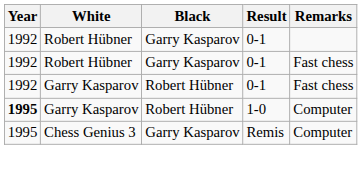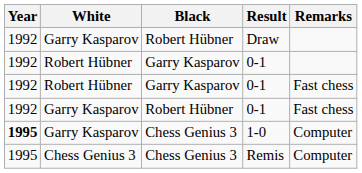+ row: (91, 39)
(189, 109) Robert Hübner -> (191, 132) Chess Genius 3
(192, 132) Garry Kasparov -> (191, 156) Chess Genius 3
